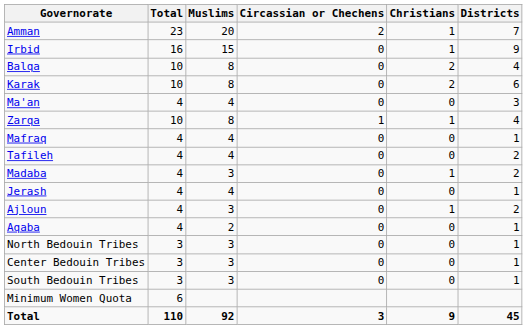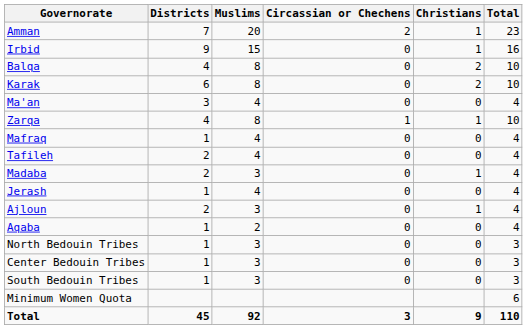columns swapped: (490, 13) <-> (167, 13)
